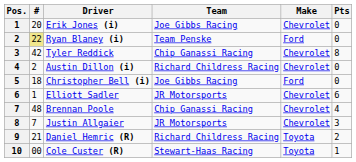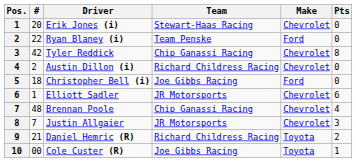(196, 26) Joe Gibbs Racing -> (204, 26) Stewart-Haas Racing
(37, 40) khaki background -> (37, 40) no background
(204, 151) Stewart-Haas Racing -> (196, 151) Joe Gibbs Racing
